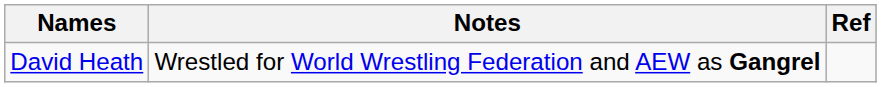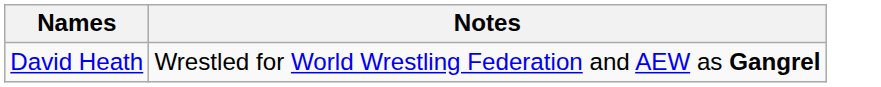- column: (851, 23)
